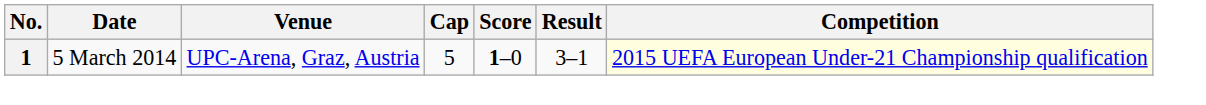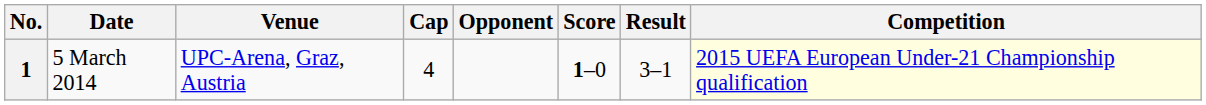+ column: (506, 22)
(449, 57) 5 -> (429, 69) 4
